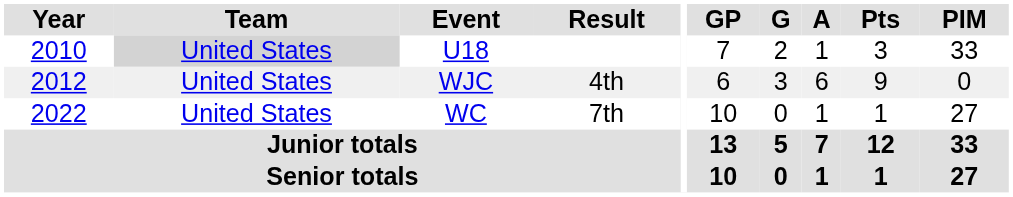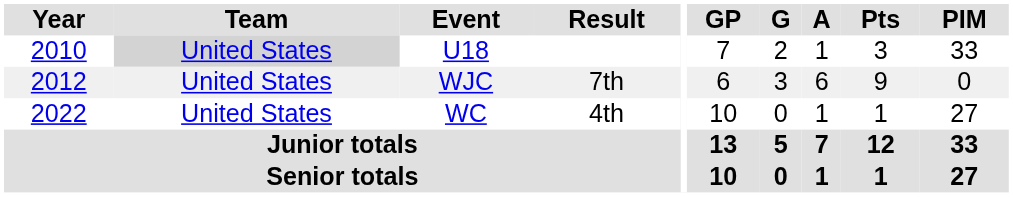(607, 82) 4th -> (607, 82) 7th
(607, 113) 7th -> (607, 113) 4th
